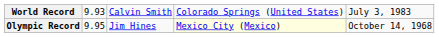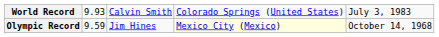(94, 26) 9.95 -> (94, 26) 9.59
